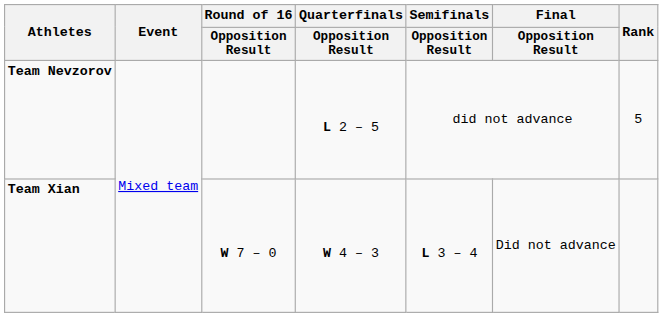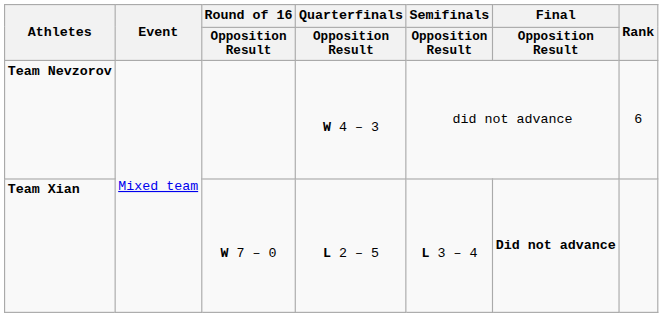(351, 127) L 2 – 5 -> (351, 127) W 4 – 3
(638, 119) 5 -> (638, 119) 6
(351, 253) W 4 – 3 -> (351, 253) L 2 – 5
(556, 245) normal -> (556, 245) bold
